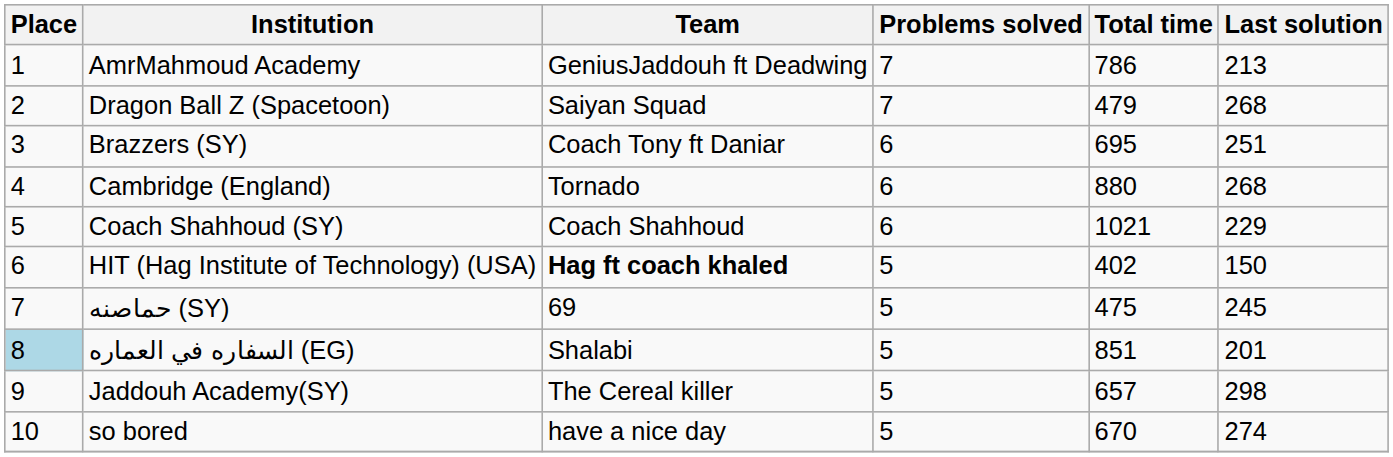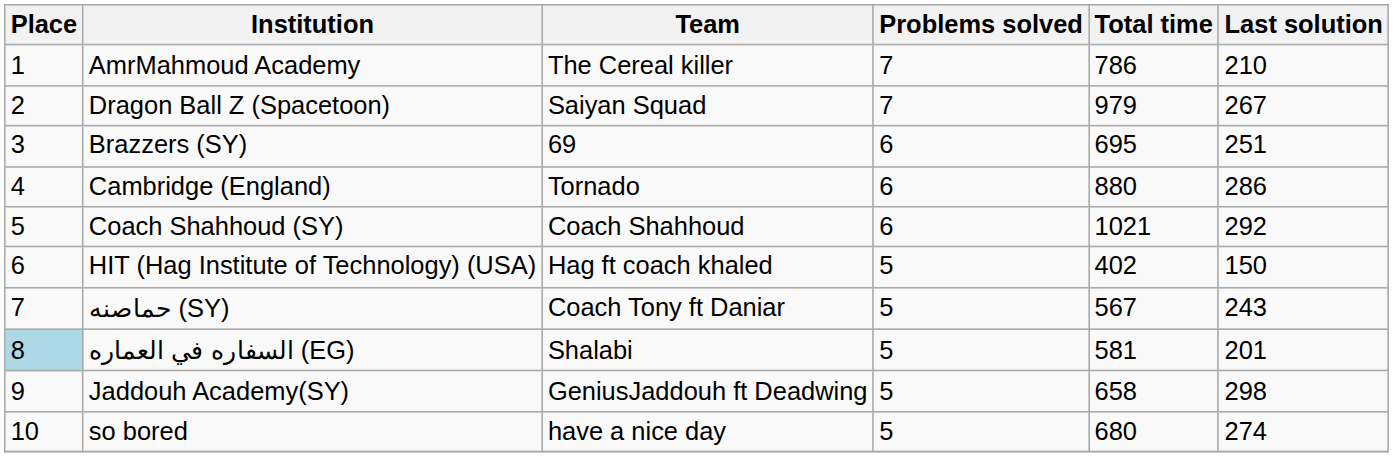(708, 65) GeniusJaddouh ft Deadwing -> (640, 65) The Cereal killer
(1246, 65) 213 -> (1246, 65) 210
(1116, 105) 479 -> (1116, 105) 979
(1246, 105) 268 -> (1246, 105) 267
(666, 145) Coach Tony ft Daniar -> (562, 145) 69
(1246, 186) 268 -> (1246, 186) 286
(1246, 226) 229 -> (1246, 226) 292
(668, 266) bold -> (660, 266) normal
(562, 307) 69 -> (666, 307) Coach Tony ft Daniar
(1116, 307) 475 -> (1116, 307) 567
(1246, 307) 245 -> (1246, 307) 243
(1116, 349) 851 -> (1116, 349) 581
(640, 390) The Cereal killer -> (708, 390) GeniusJaddouh ft Deadwing
(1116, 390) 657 -> (1116, 390) 658
(1116, 431) 670 -> (1116, 431) 680
